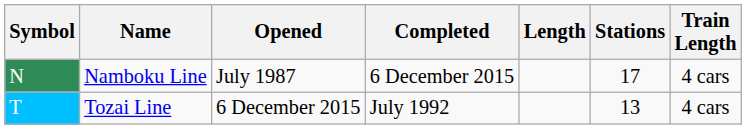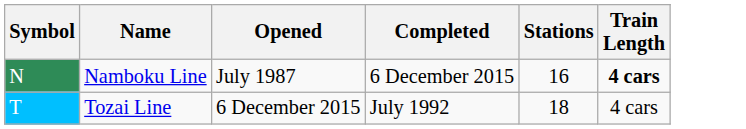- column: (555, 32)
(630, 75) 17 -> (559, 75) 16
(706, 75) normal -> (634, 75) bold
(630, 107) 13 -> (559, 107) 18
